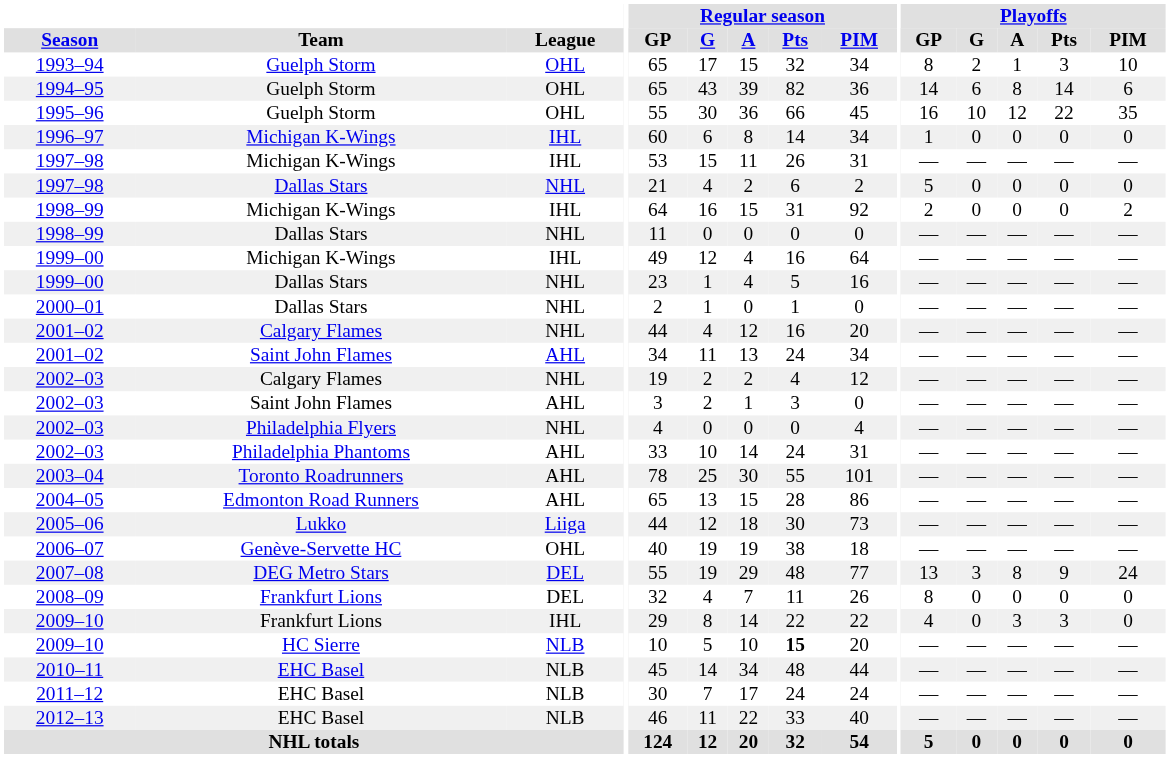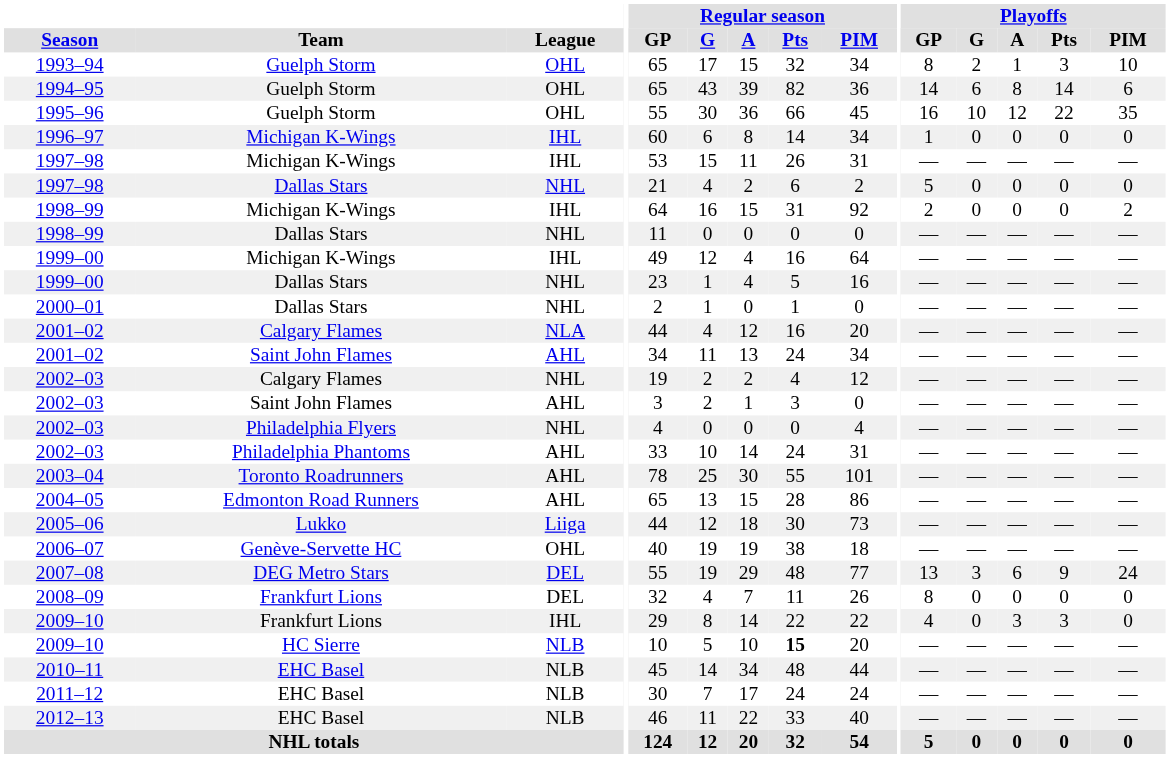(565, 330) NHL -> (565, 330) NLA
(1017, 572) 8 -> (1017, 572) 6
